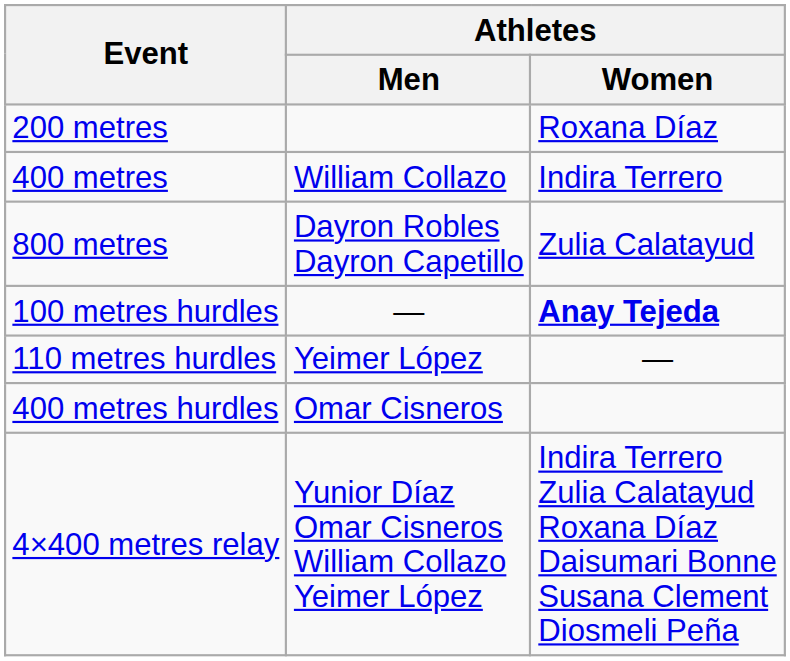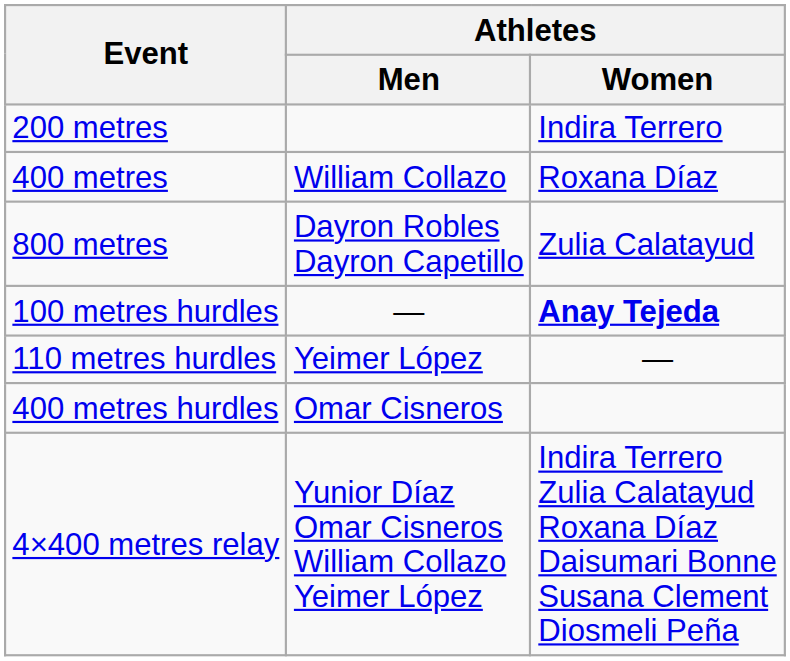(628, 128) Roxana Díaz -> (630, 128) Indira Terrero
(630, 177) Indira Terrero -> (628, 177) Roxana Díaz
